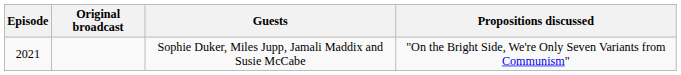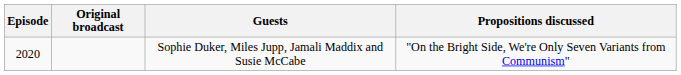(28, 53) 2021 -> (28, 53) 2020
